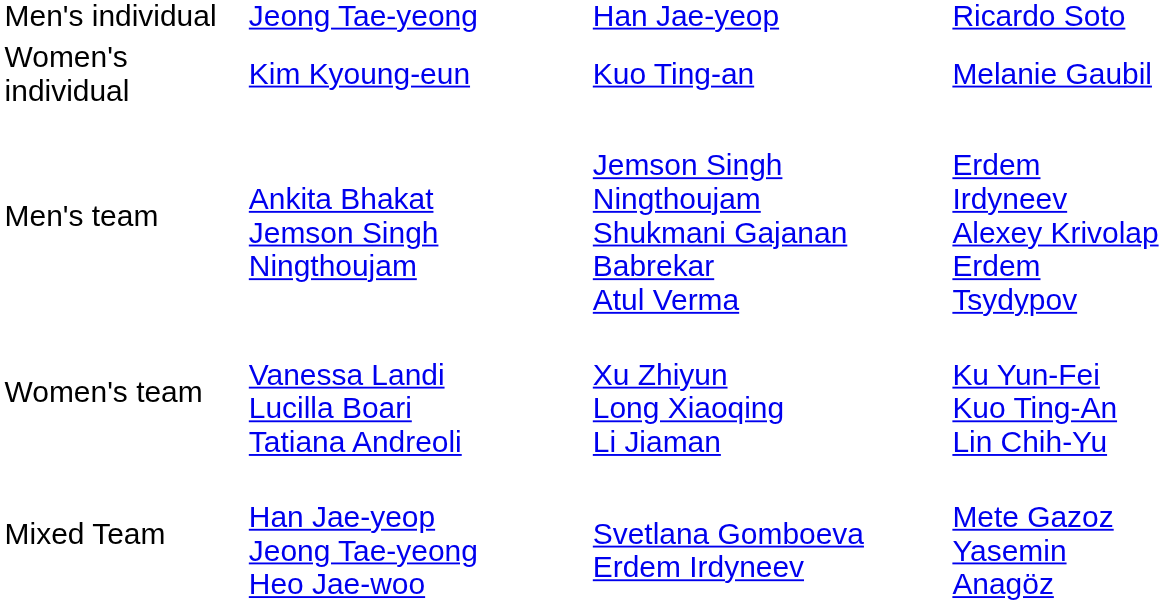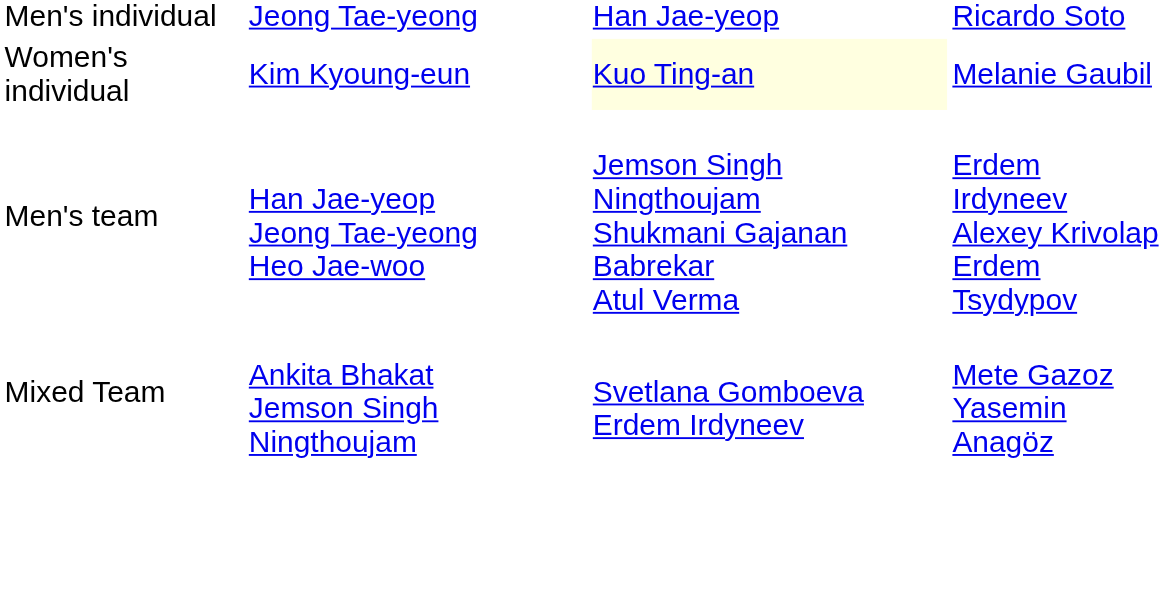(673, 73) no background -> (673, 73) lightyellow background
(344, 232) Ankita Bhakat Jemson Singh Ningthoujam -> (363, 232) Han Jae-yeop Jeong Tae-yeong Heo Jae-woo
- row: (104, 391)
(363, 550) Han Jae-yeop Jeong Tae-yeong Heo Jae-woo -> (344, 408) Ankita Bhakat Jemson Singh Ningthoujam
